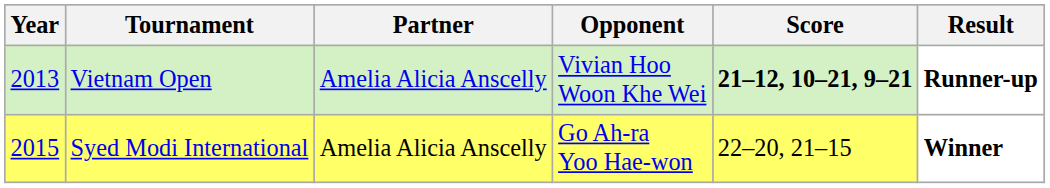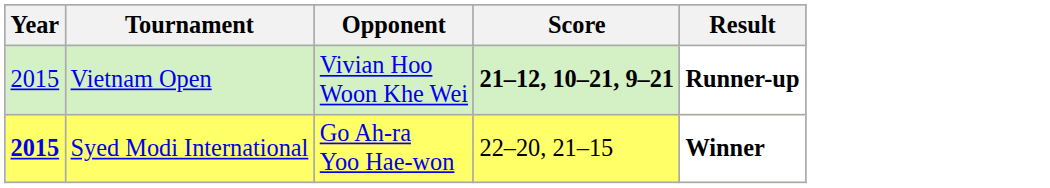- column: (433, 24)
(35, 79) 2013 -> (35, 79) 2015
(35, 148) normal -> (35, 148) bold
